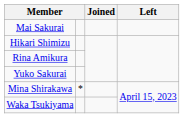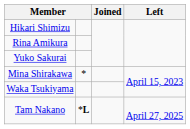- row: (40, 27)
+ row: (40, 110)
